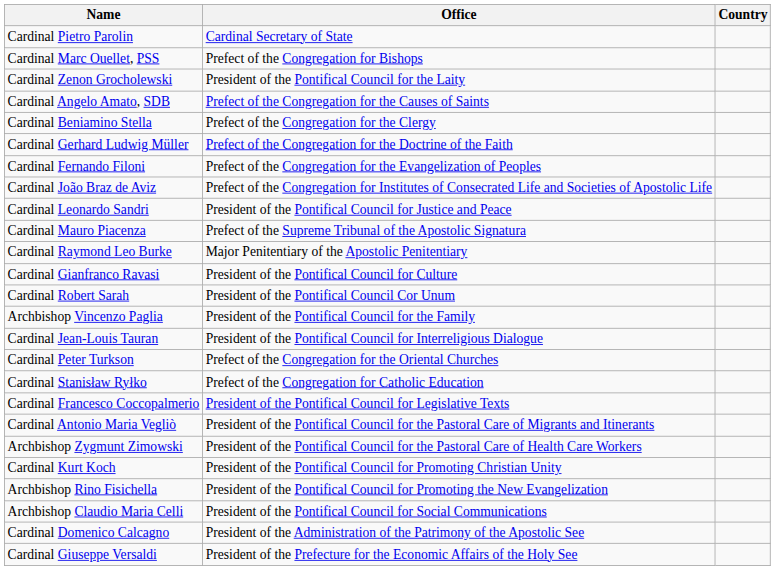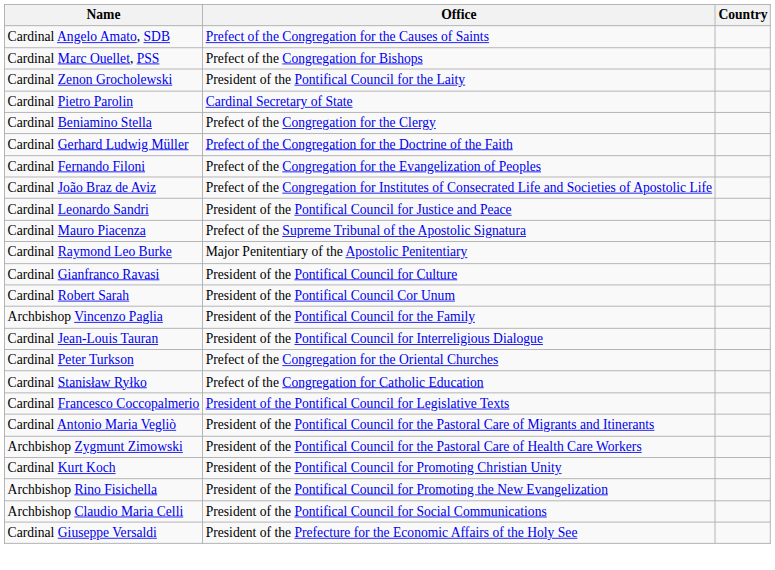rows swapped: (70, 36) <-> (89, 101)
- row: (88, 532)
